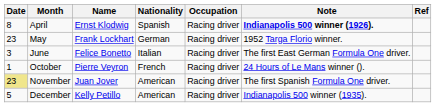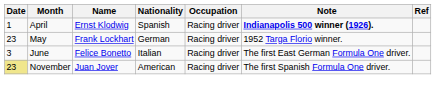(9, 25) 8 -> (9, 25) 1
- row: (45, 67)
- row: (50, 94)
